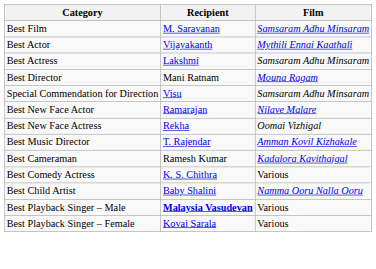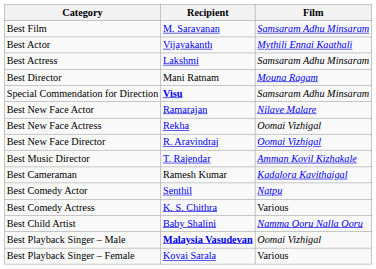(172, 93) normal -> (173, 93) bold
+ row: (56, 142)
+ row: (47, 191)
(273, 207) Various -> (289, 239) Oomai Vizhigal
